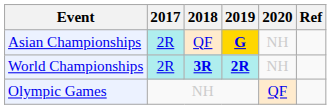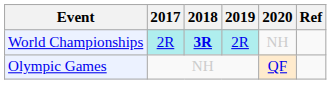- row: (75, 42)
(240, 67) bold -> (240, 42) normal
